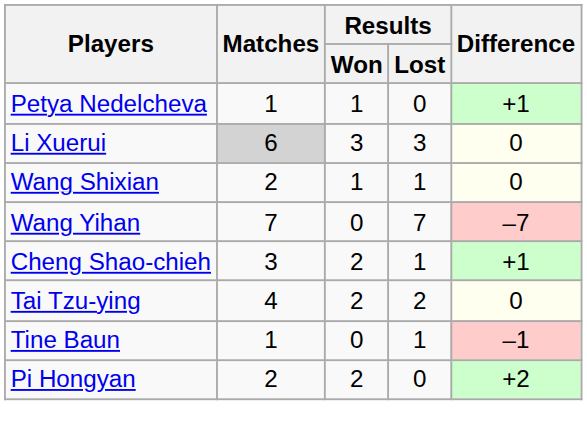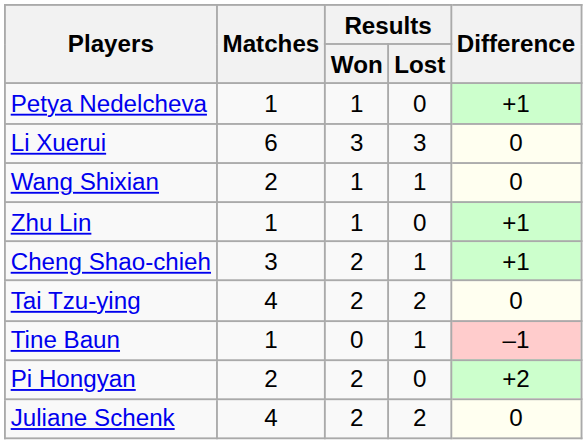(271, 143) lightgrey background -> (271, 143) no background
- row: (75, 222)
+ row: (51, 222)
+ row: (93, 419)
